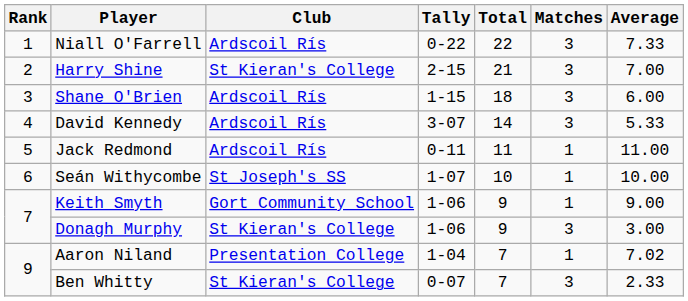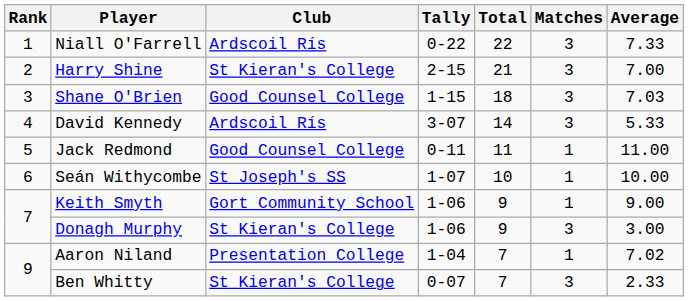(268, 97) Ardscoil Rís -> (307, 97) Good Counsel College
(645, 97) 6.00 -> (645, 97) 7.03
(268, 150) Ardscoil Rís -> (307, 150) Good Counsel College
